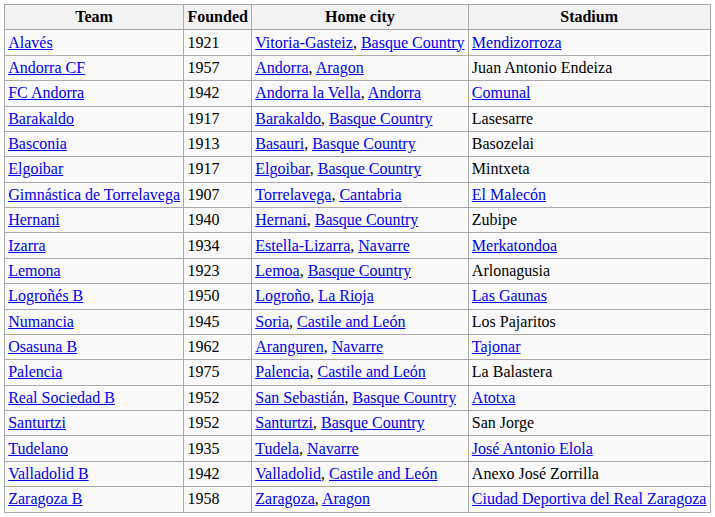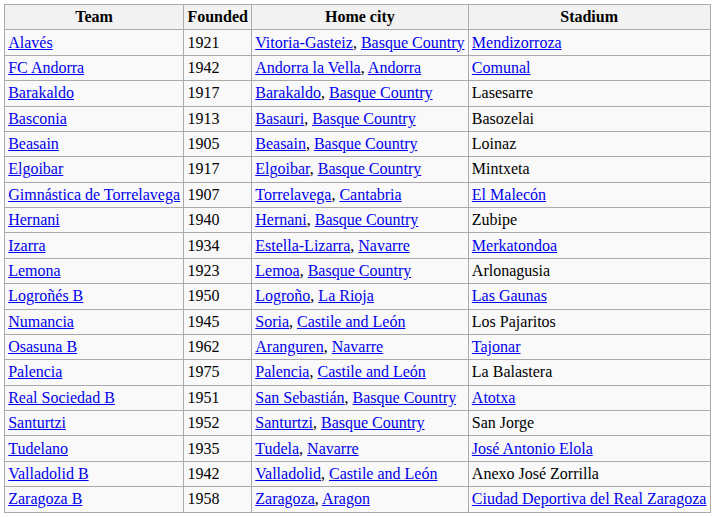- row: (47, 67)
+ row: (34, 144)
(203, 397) 1952 -> (203, 397) 1951
